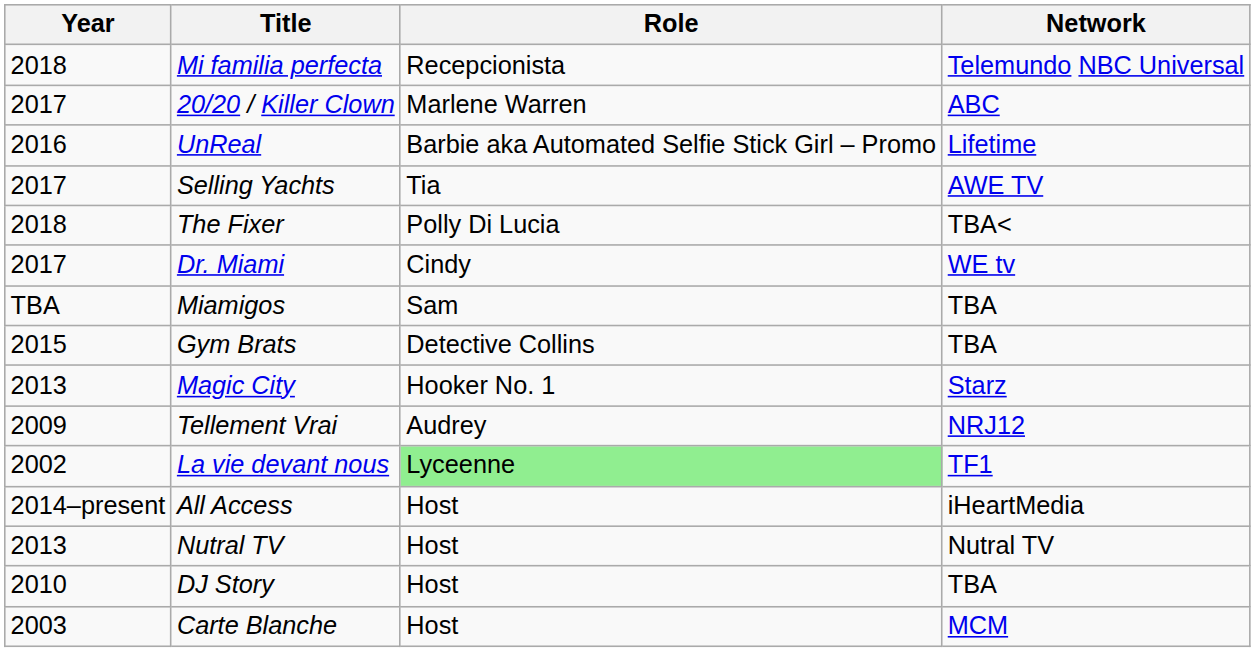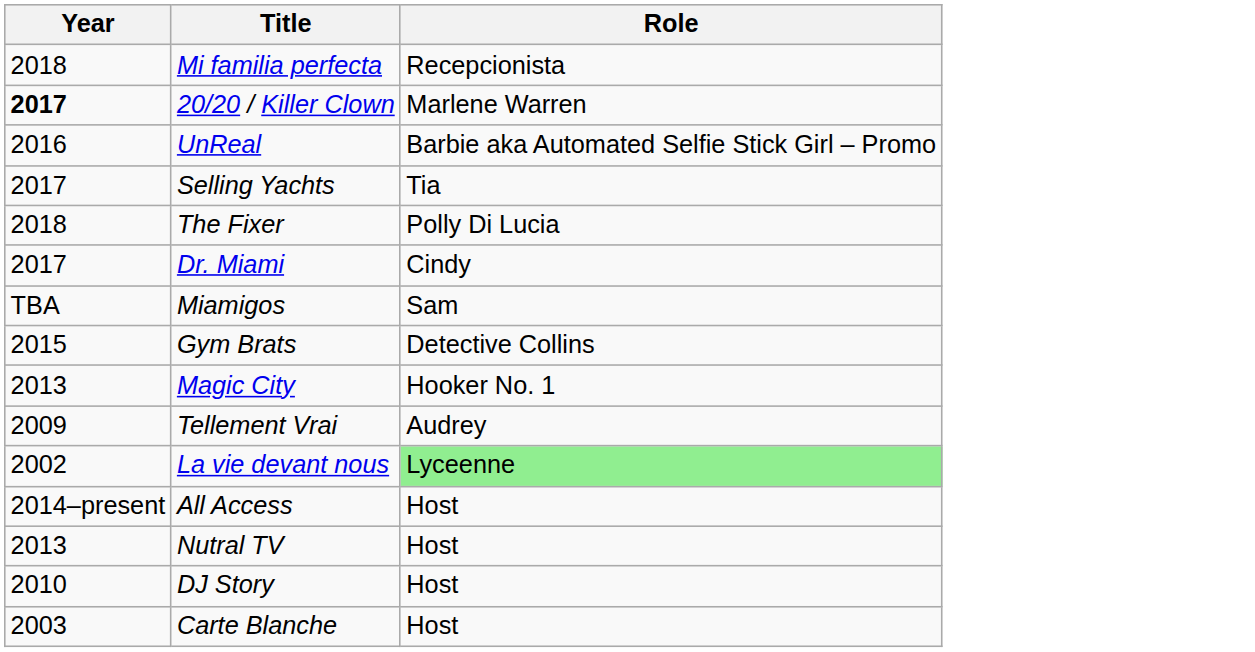- column: (1096, 24)
(39, 104) normal -> (39, 104) bold
